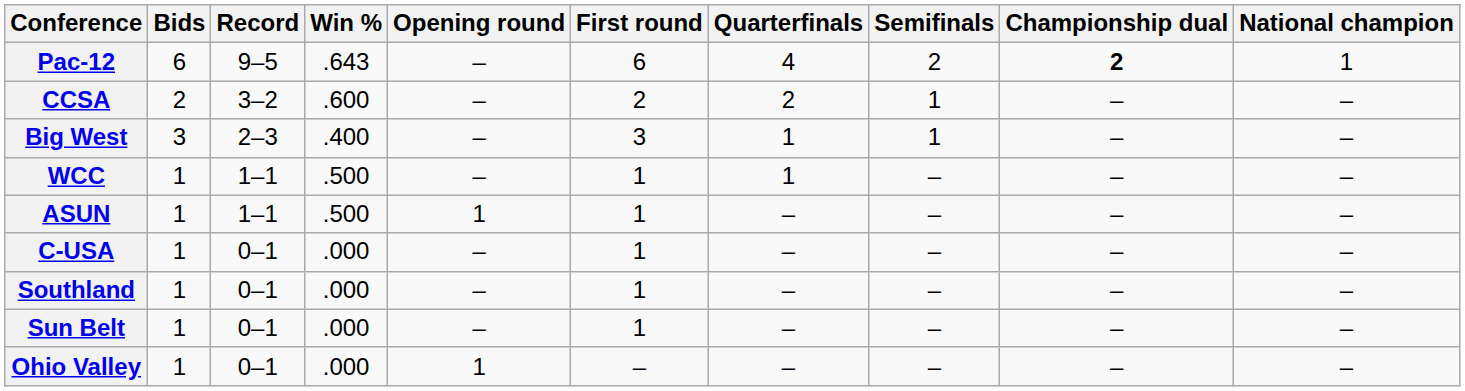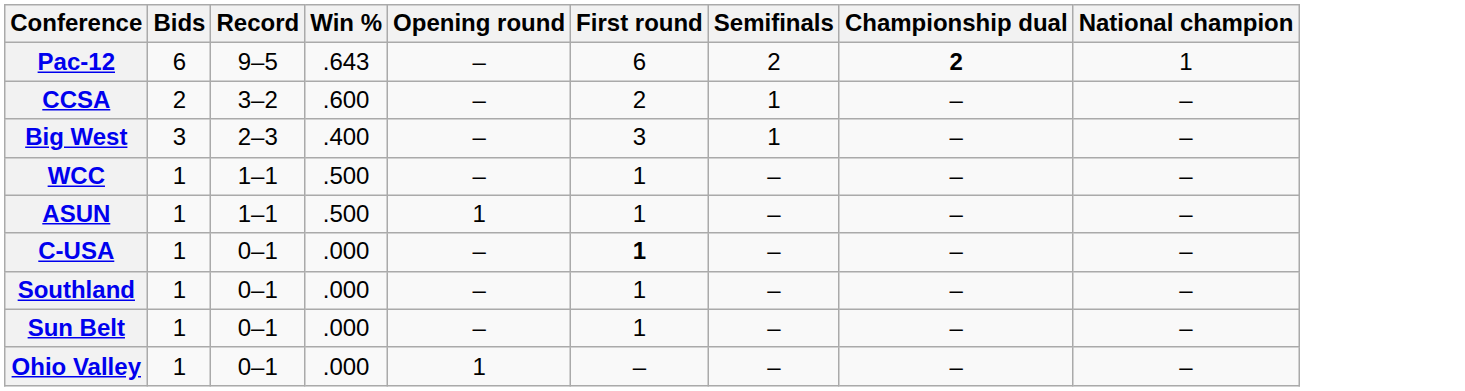- column: (789, 23)
(639, 251) normal -> (639, 251) bold
